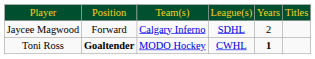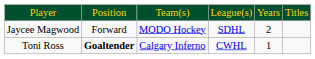(172, 29) Calgary Inferno -> (172, 29) MODO Hockey
(172, 45) MODO Hockey -> (172, 45) Calgary Inferno
(269, 45) bold -> (269, 45) normal
